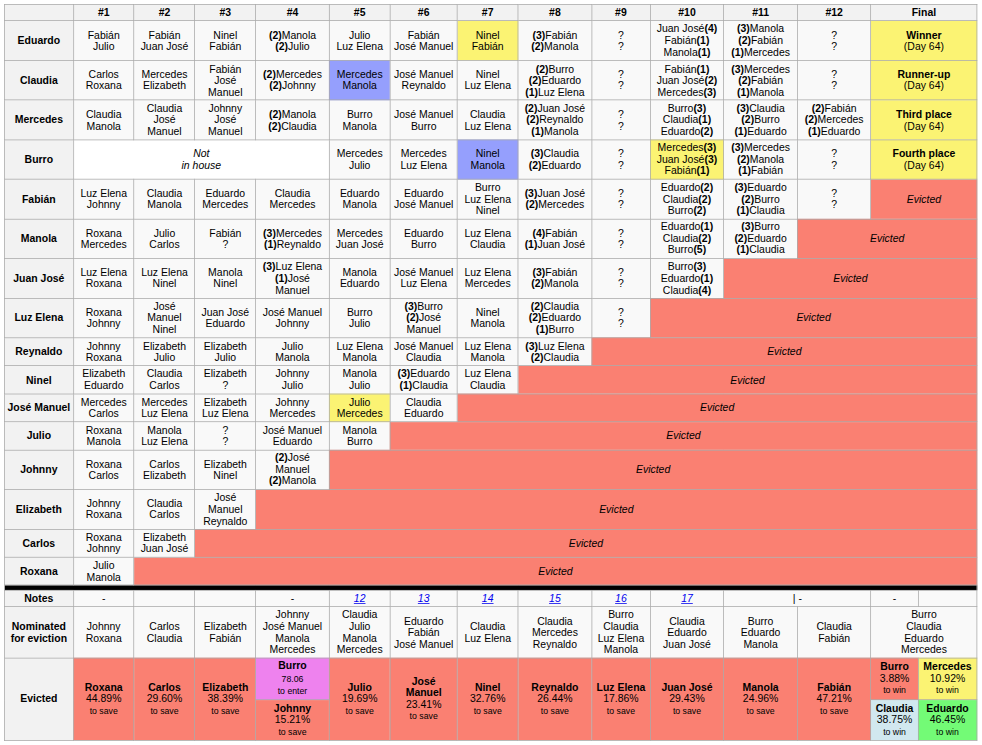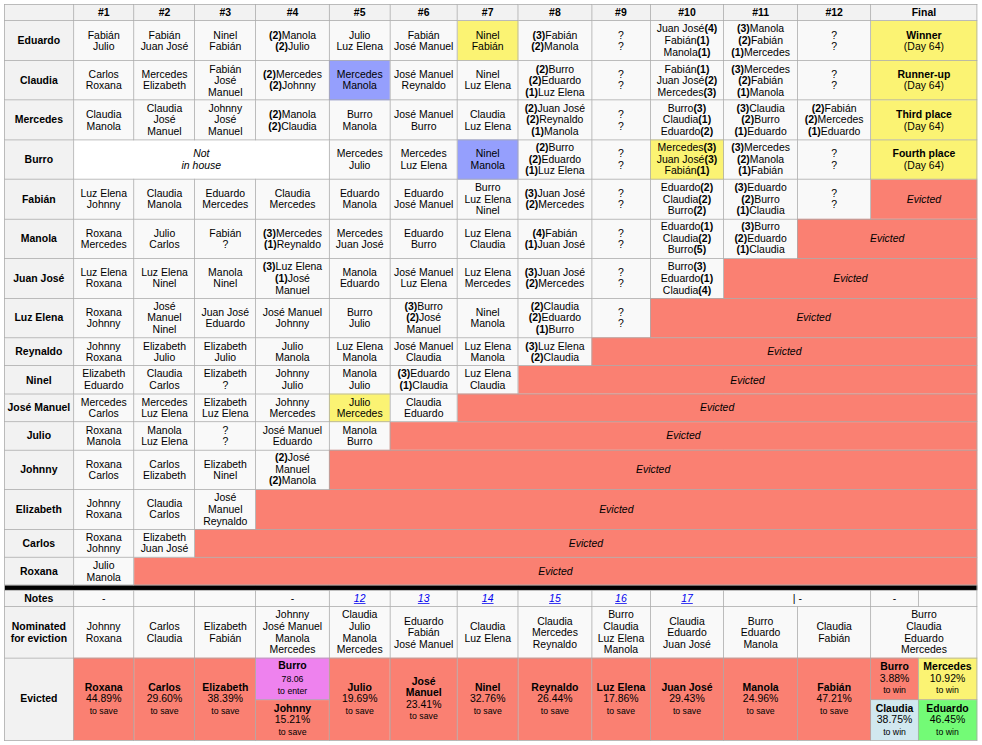(555, 159) (3)Claudia (2)Eduardo -> (555, 159) (2)Burro (2)Eduardo (1)Luz Elena
(555, 278) (3)Fabián (2)Manola -> (555, 278) (3)Juan José (2)Mercedes
